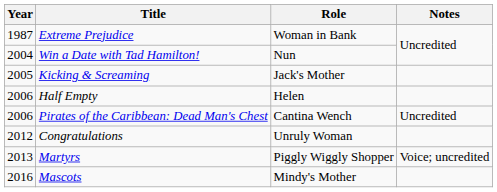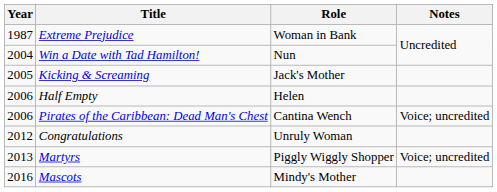(428, 116) Uncredited -> (444, 116) Voice; uncredited
